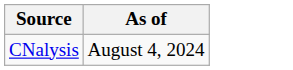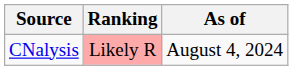+ column: (123, 19)
